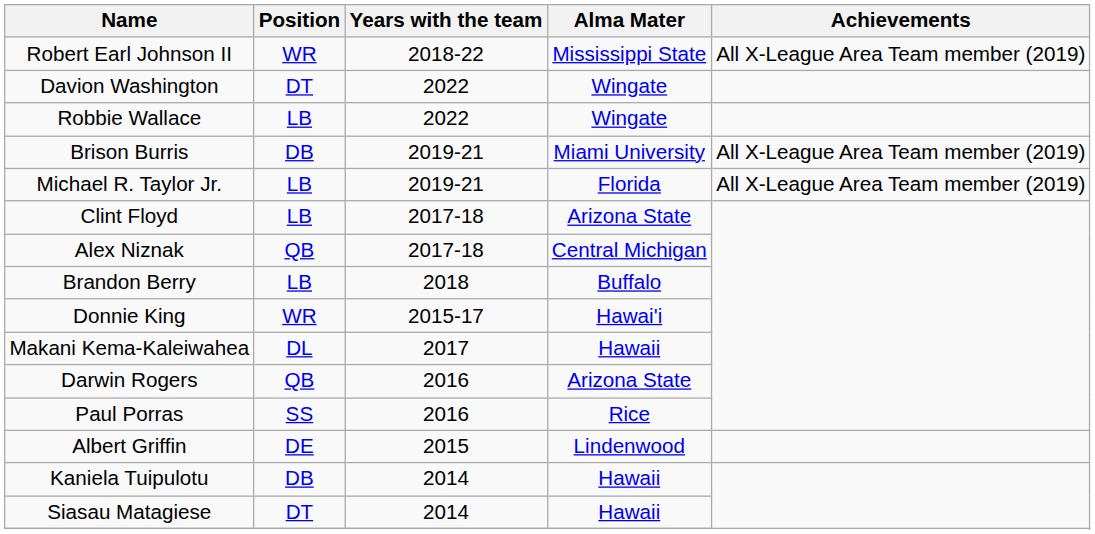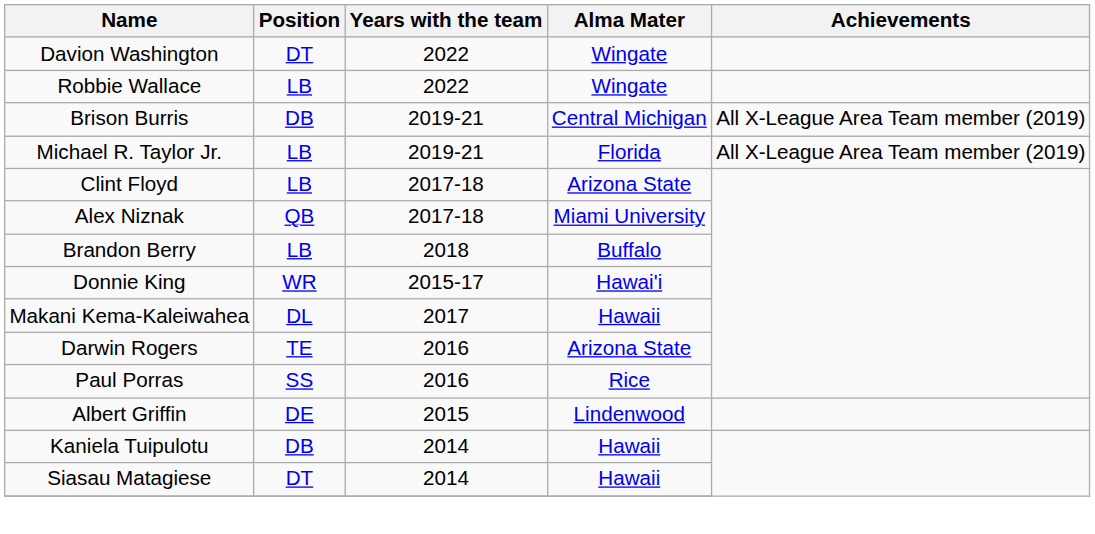- row: (129, 53)
(629, 151) Miami University -> (629, 119) Central Michigan
(629, 250) Central Michigan -> (629, 217) Miami University
(299, 380) QB -> (299, 348) TE
